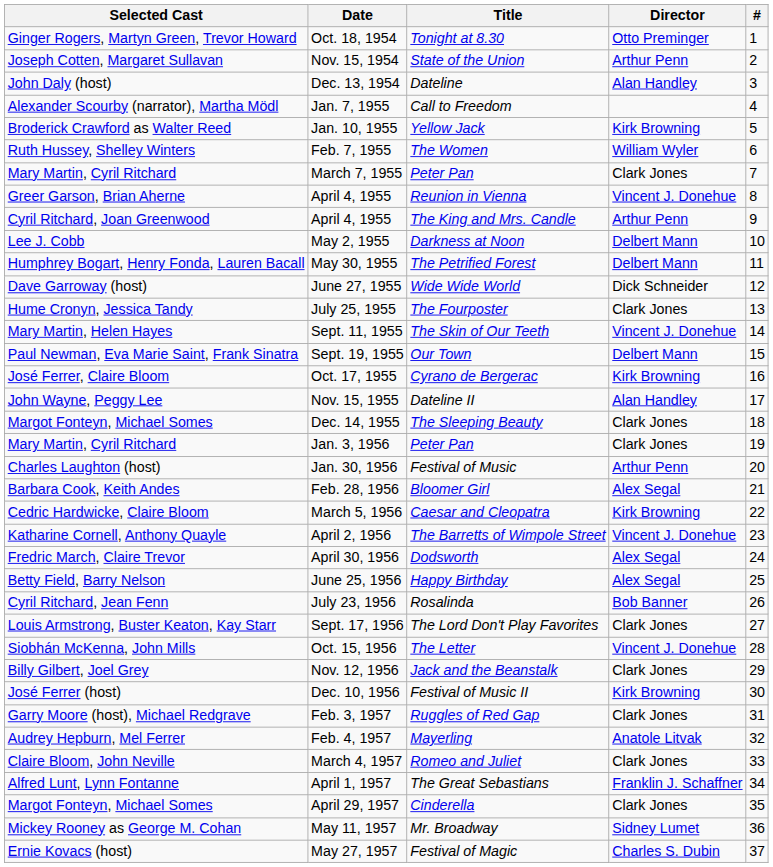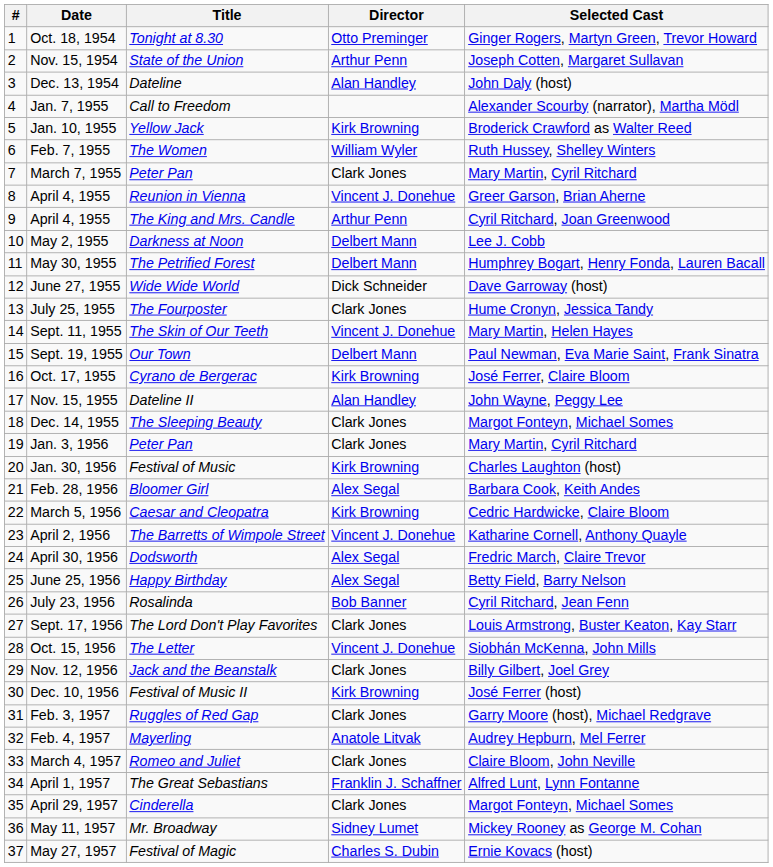columns swapped: (757, 15) <-> (156, 15)
(650, 467) Arthur Penn -> (375, 467) Kirk Browning
